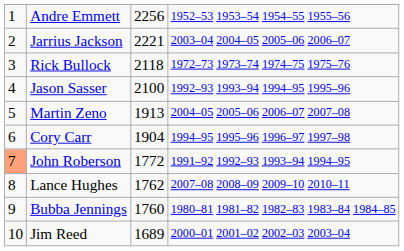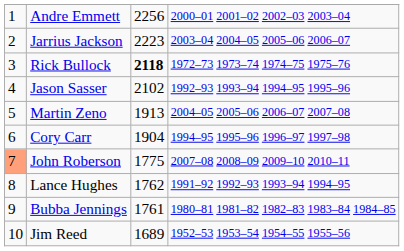(260, 16) 1952–53 1953–54 1954–55 1955–56 -> (260, 16) 2000–01 2001–02 2002–03 2003–04
(149, 40) 2221 -> (149, 40) 2223
(149, 64) normal -> (149, 64) bold
(149, 88) 2100 -> (149, 88) 2102
(149, 161) 1772 -> (149, 161) 1775
(260, 161) 1991–92 1992–93 1993–94 1994–95 -> (260, 161) 2007–08 2008–09 2009–10 2010–11
(260, 185) 2007–08 2008–09 2009–10 2010–11 -> (260, 185) 1991–92 1992–93 1993–94 1994–95
(149, 209) 1760 -> (149, 209) 1761
(260, 233) 2000–01 2001–02 2002–03 2003–04 -> (260, 233) 1952–53 1953–54 1954–55 1955–56
